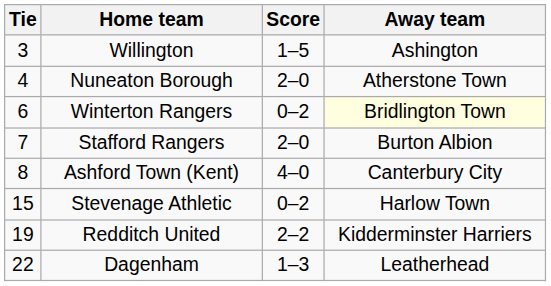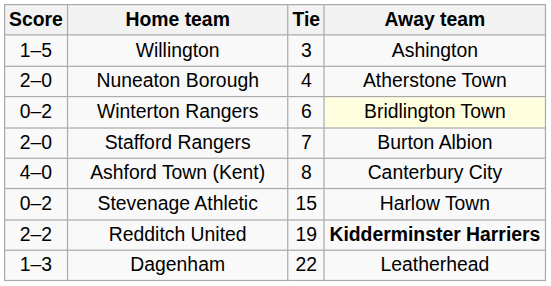columns swapped: (23, 19) <-> (293, 19)
(435, 234) normal -> (435, 234) bold
